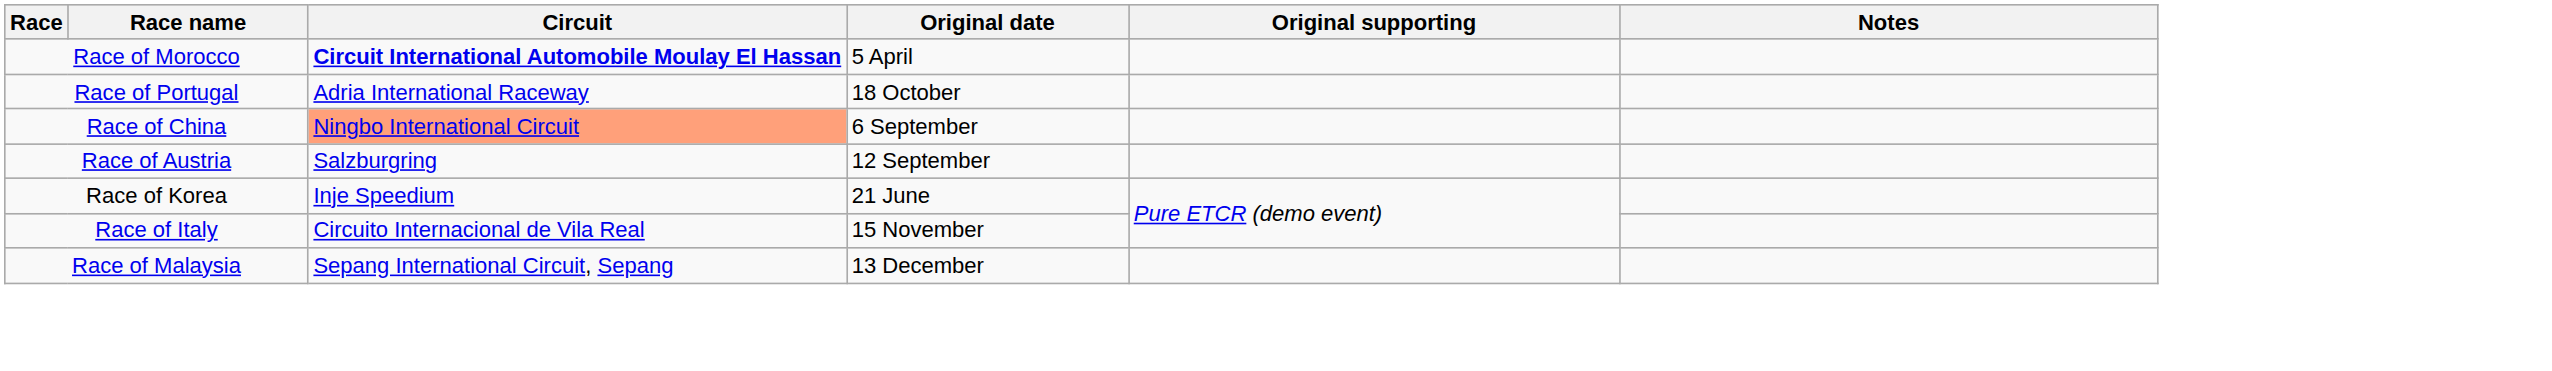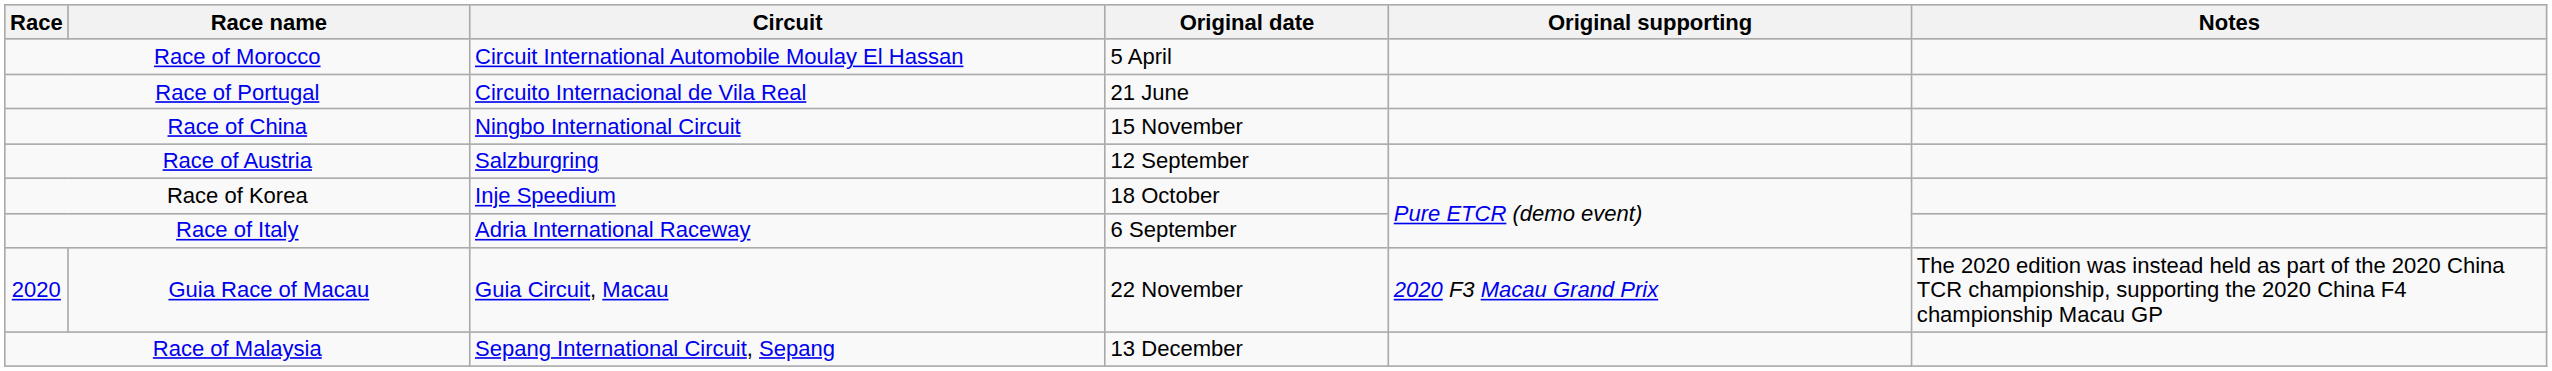(577, 56) bold -> (719, 56) normal
(451, 91) Adria International Raceway -> (641, 91) Circuito Internacional de Vila Real
(906, 91) 18 October -> (1150, 91) 21 June
(446, 126) lightsalmon background -> (608, 126) no background
(915, 126) 6 September -> (1177, 126) 15 November
(891, 195) 21 June -> (1165, 195) 18 October
(479, 230) Circuito Internacional de Vila Real -> (613, 230) Adria International Raceway
(918, 230) 15 November -> (1174, 230) 6 September
+ row: (36, 289)
